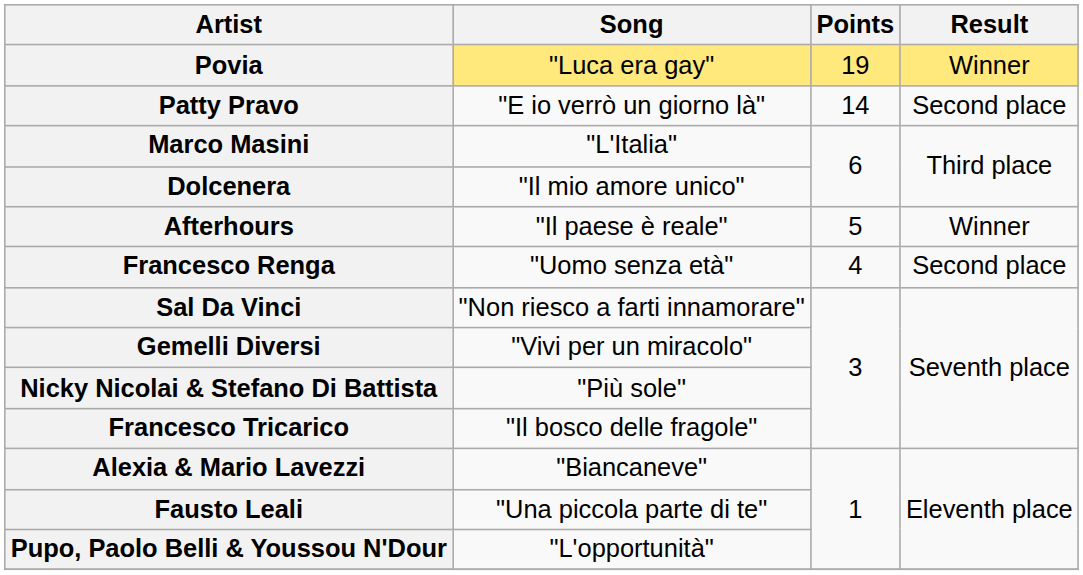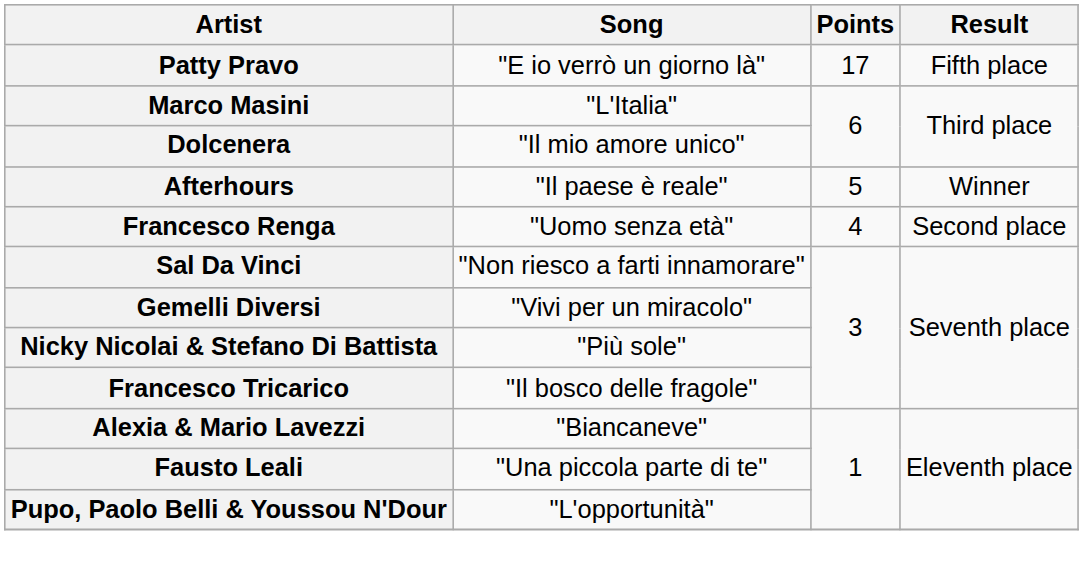- row: (229, 65)
(855, 105) 14 -> (855, 65) 17
(989, 105) Second place -> (989, 65) Fifth place
